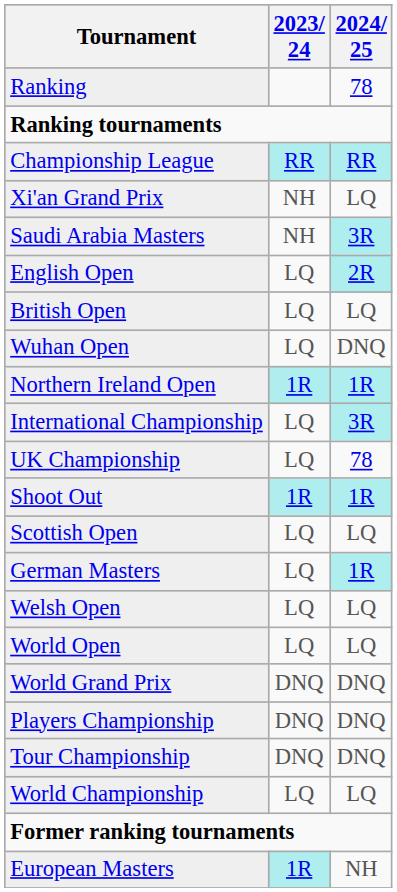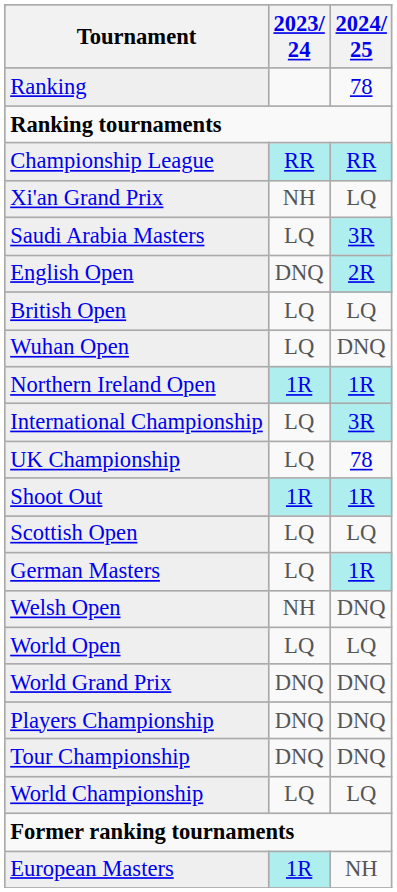(299, 235) NH -> (299, 235) LQ
(299, 272) LQ -> (299, 272) DNQ
(299, 607) LQ -> (299, 607) NH
(361, 607) LQ -> (361, 607) DNQ
